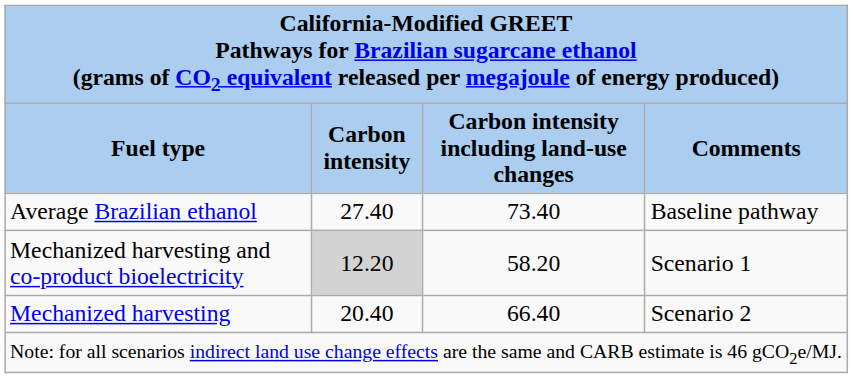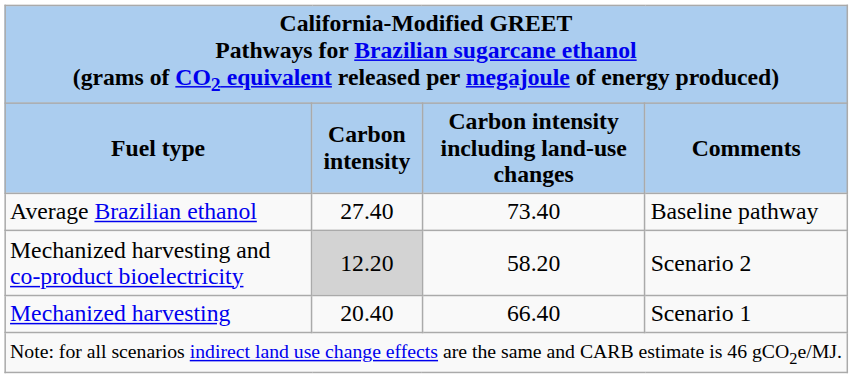(701, 262) Scenario 1 -> (701, 262) Scenario 2
(701, 313) Scenario 2 -> (701, 313) Scenario 1
